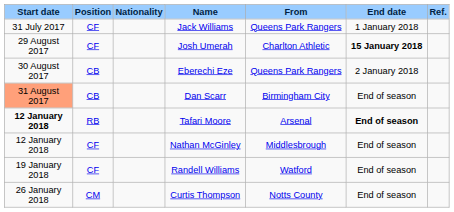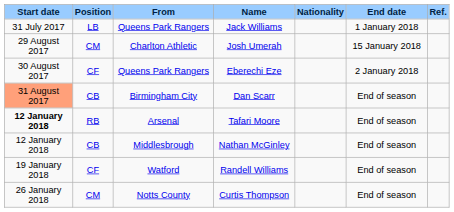columns swapped: (139, 12) <-> (296, 12)
(93, 27) CF -> (93, 27) LB
(93, 46) CF -> (93, 46) CM
(387, 46) bold -> (387, 46) normal
(93, 71) CB -> (93, 71) CF
(387, 121) bold -> (387, 121) normal
(93, 145) CF -> (93, 145) CB
